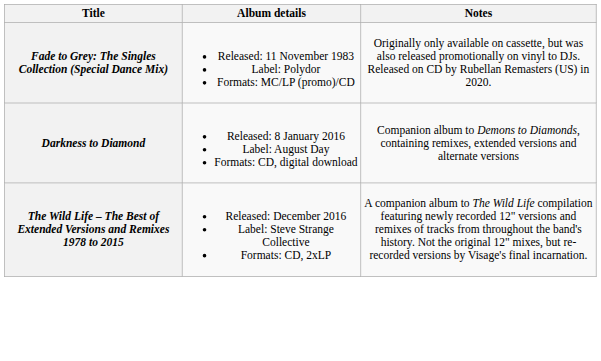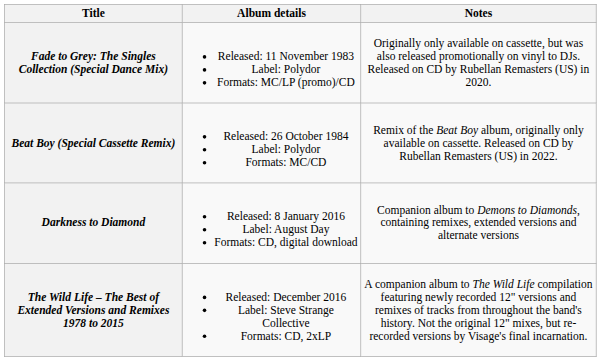+ row: (93, 143)
